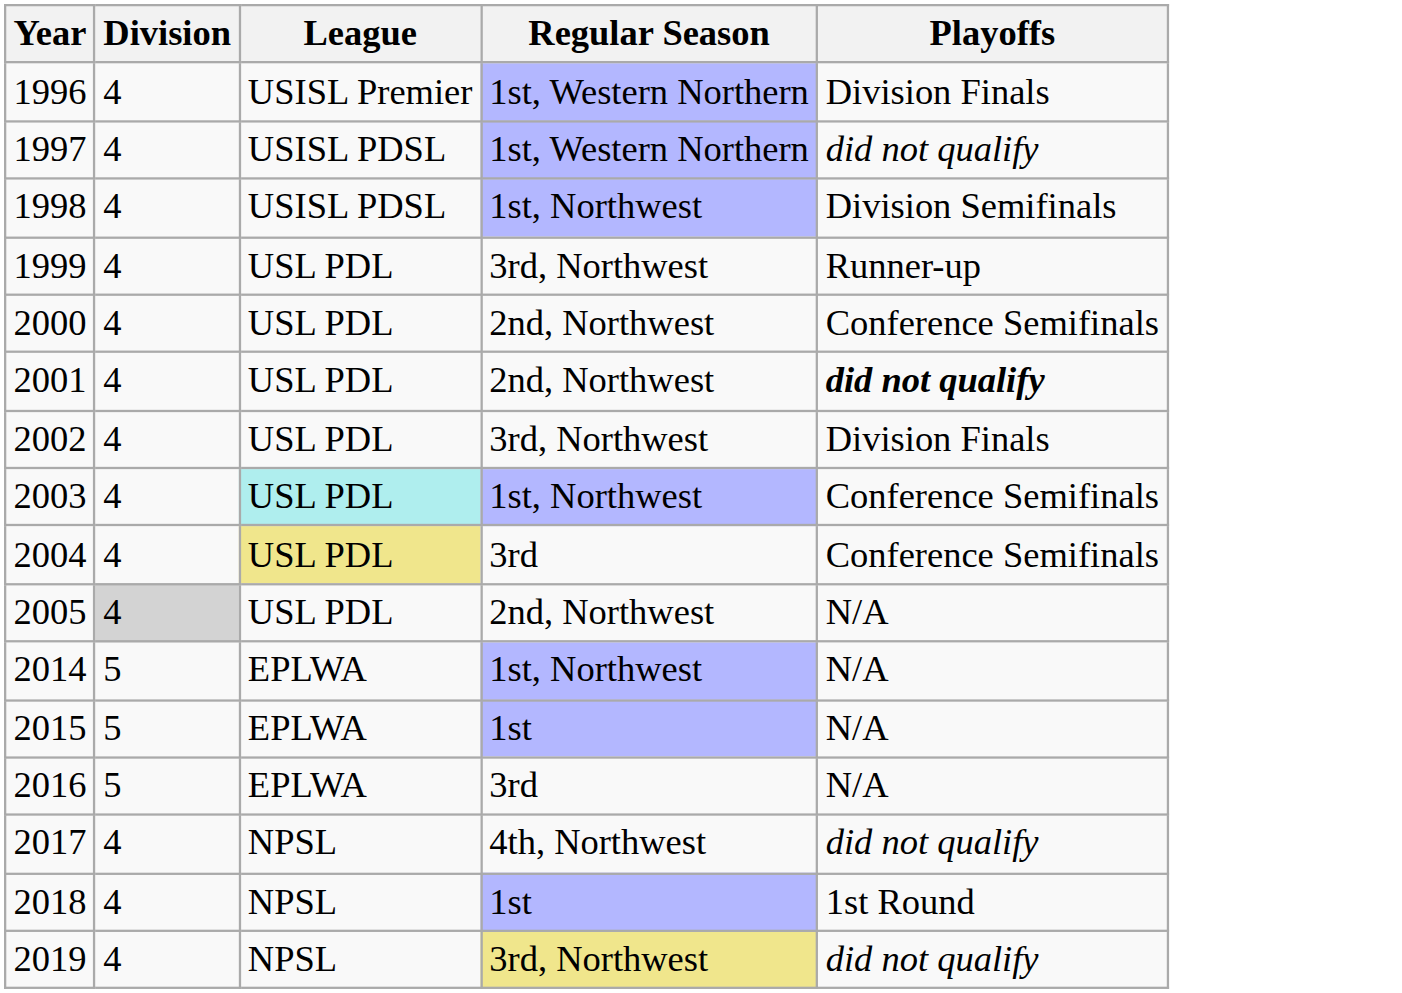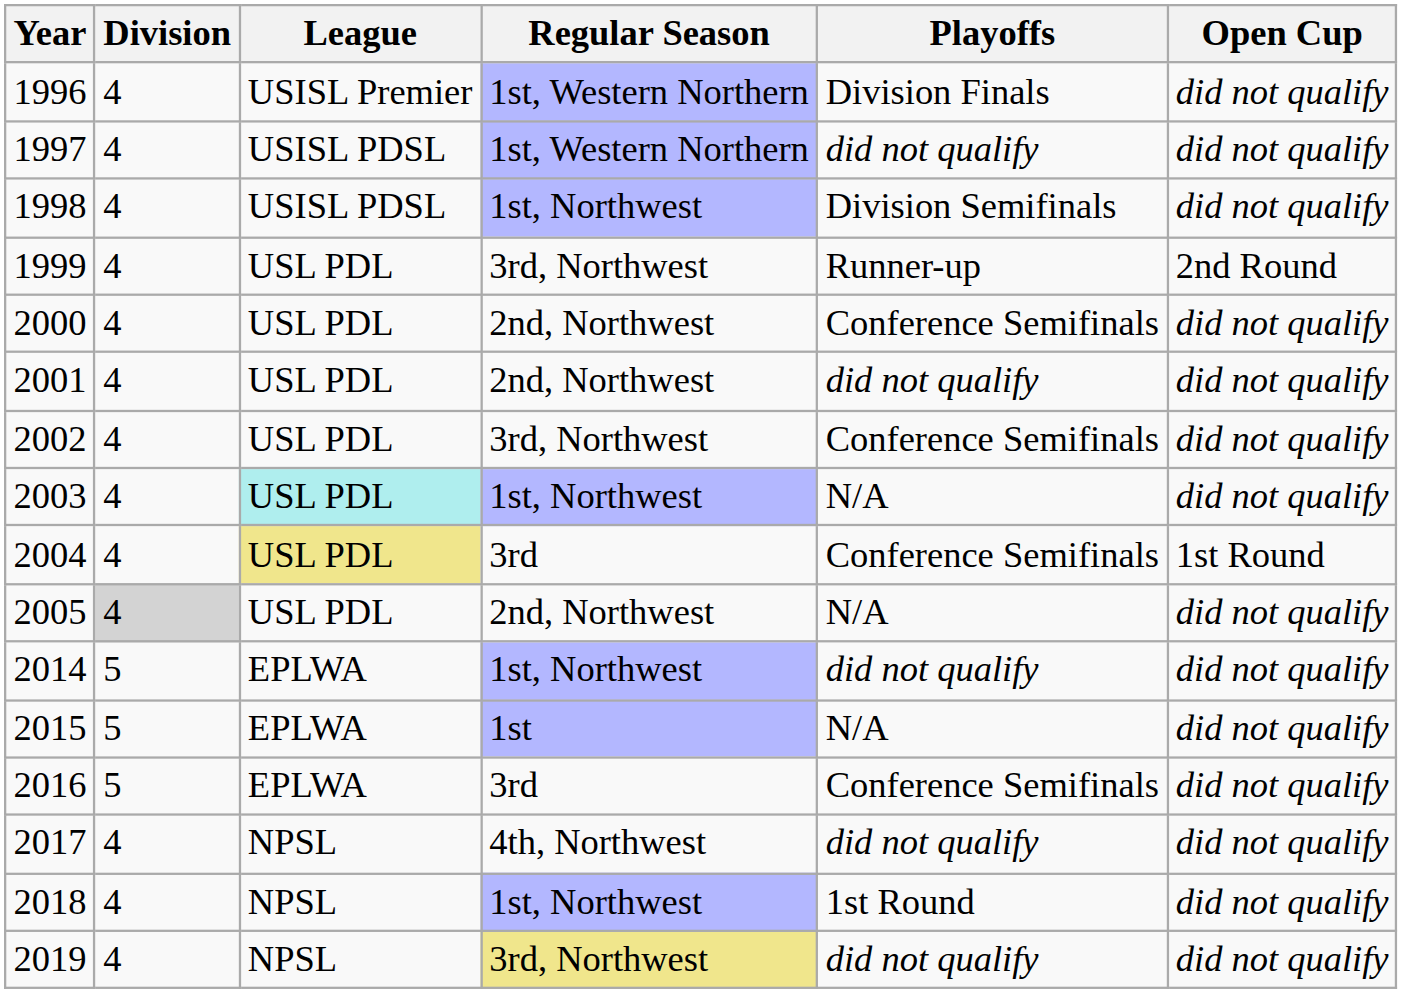+ column: (1282, 33)
(935, 380) bold -> (932, 380) normal
(938, 438) Division Finals -> (992, 438) Conference Semifinals
(992, 496) Conference Semifinals -> (857, 496) N/A
(857, 669) N/A -> (932, 669) did not qualify
(857, 785) N/A -> (992, 785) Conference Semifinals
(511, 901) 1st -> (596, 901) 1st, Northwest
